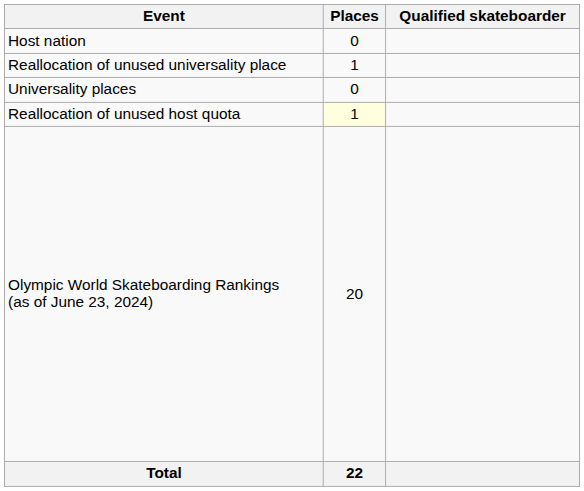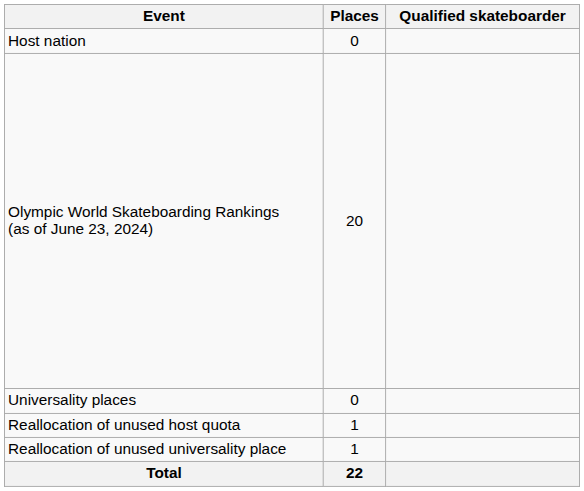rows swapped: (144, 293) <-> (147, 65)
(354, 114) lightyellow background -> (354, 425) no background
